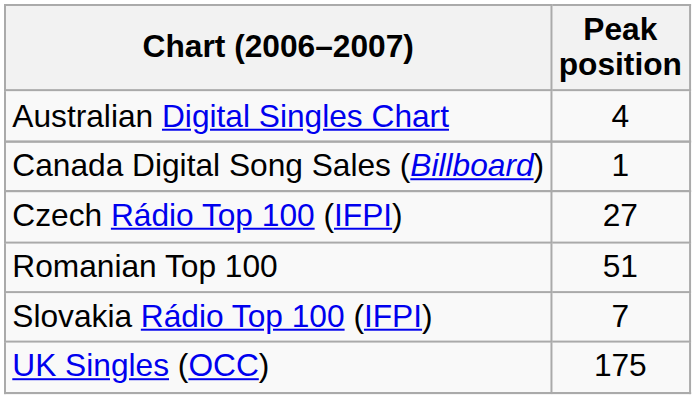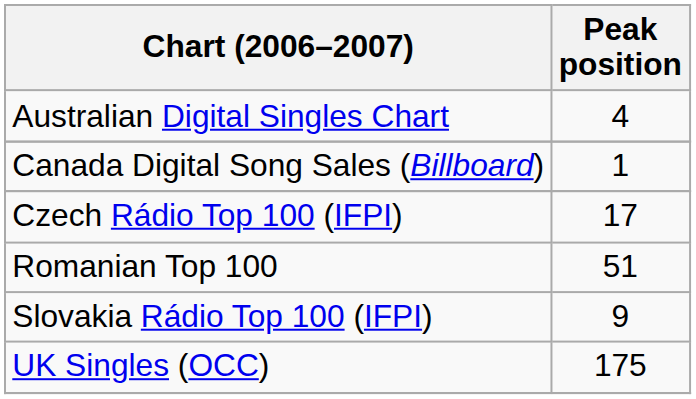(620, 215) 27 -> (620, 215) 17
(620, 316) 7 -> (620, 316) 9
